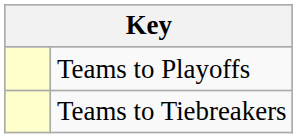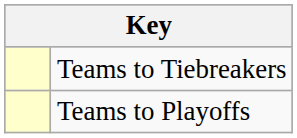rows swapped: (154, 68) <-> (172, 111)
